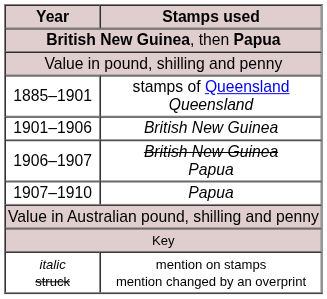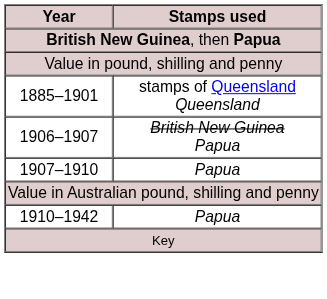- row: (53, 128)
+ row: (59, 216)
- row: (53, 273)
